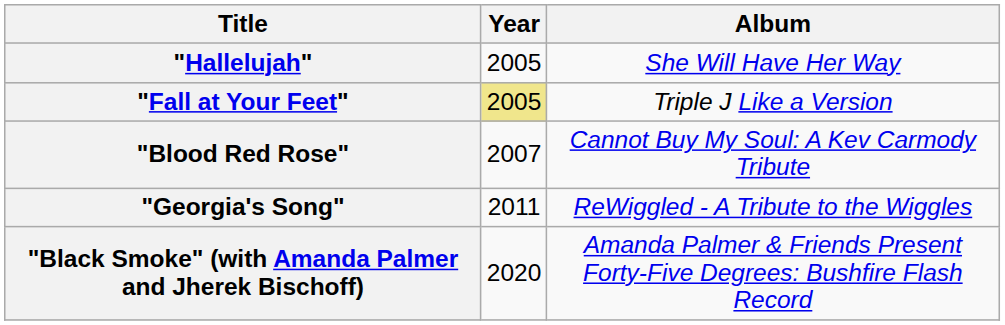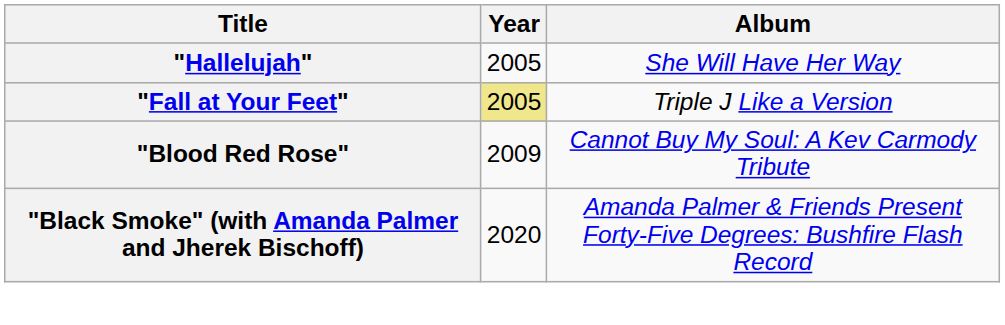(514, 154) 2007 -> (514, 154) 2009
- row: (243, 206)
